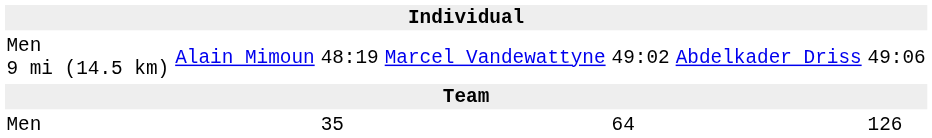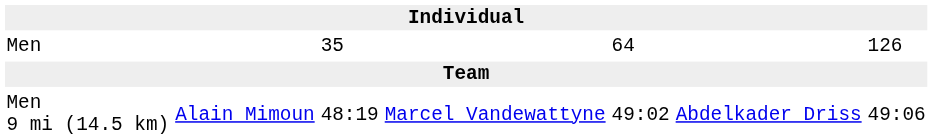rows swapped: (88, 57) <-> (24, 125)
